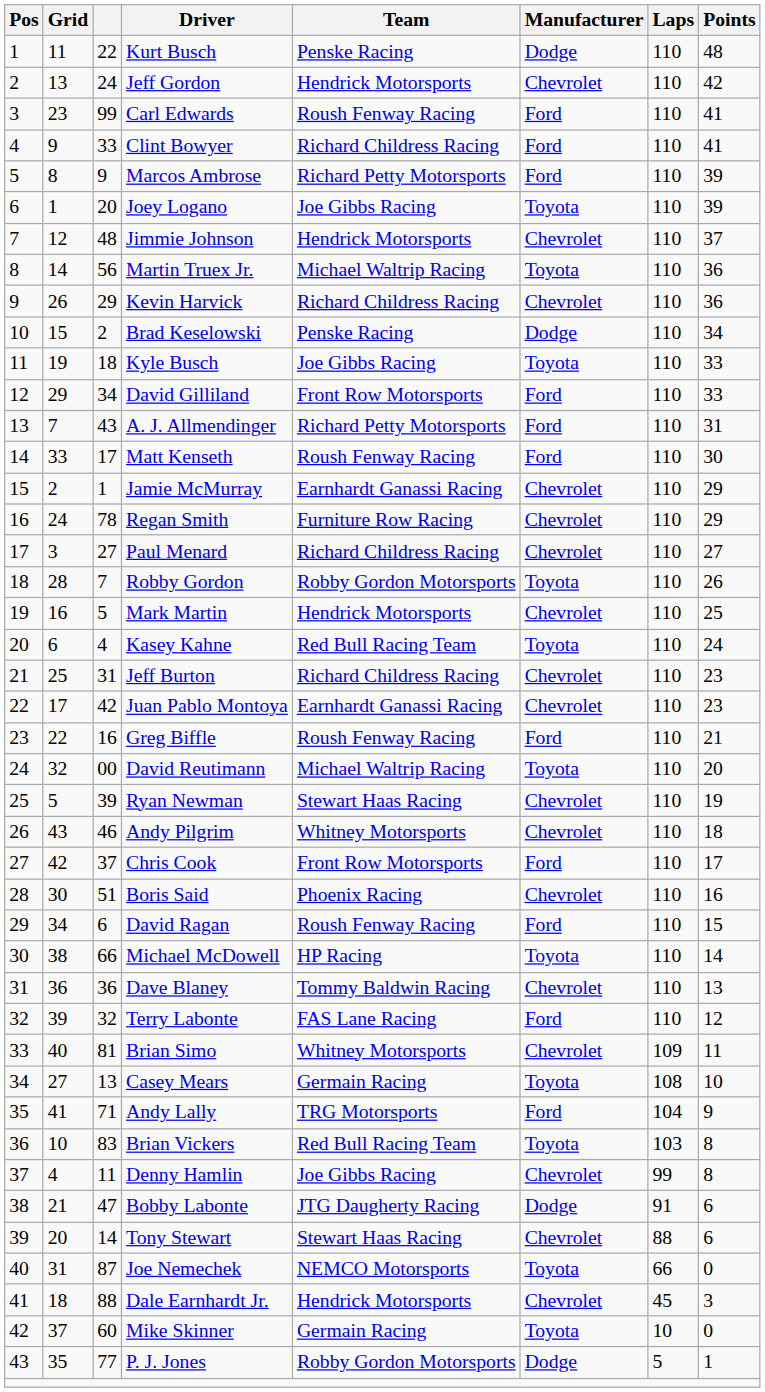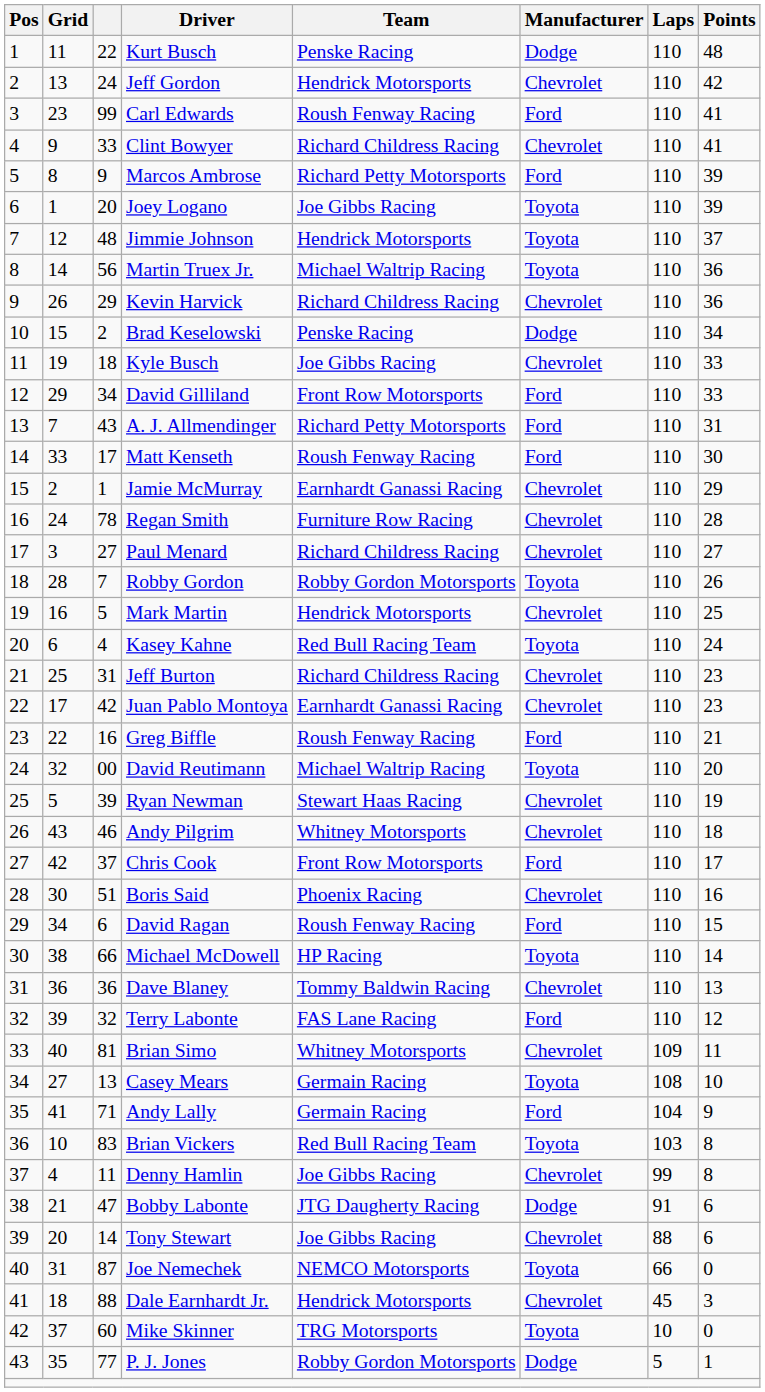(543, 144) Ford -> (563, 144) Chevrolet
(563, 238) Chevrolet -> (552, 238) Toyota
(552, 363) Toyota -> (563, 363) Chevrolet
(713, 519) 29 -> (713, 519) 28
(367, 1112) TRG Motorsports -> (362, 1112) Germain Racing
(379, 1237) Stewart Haas Racing -> (366, 1237) Joe Gibbs Racing
(362, 1330) Germain Racing -> (367, 1330) TRG Motorsports
